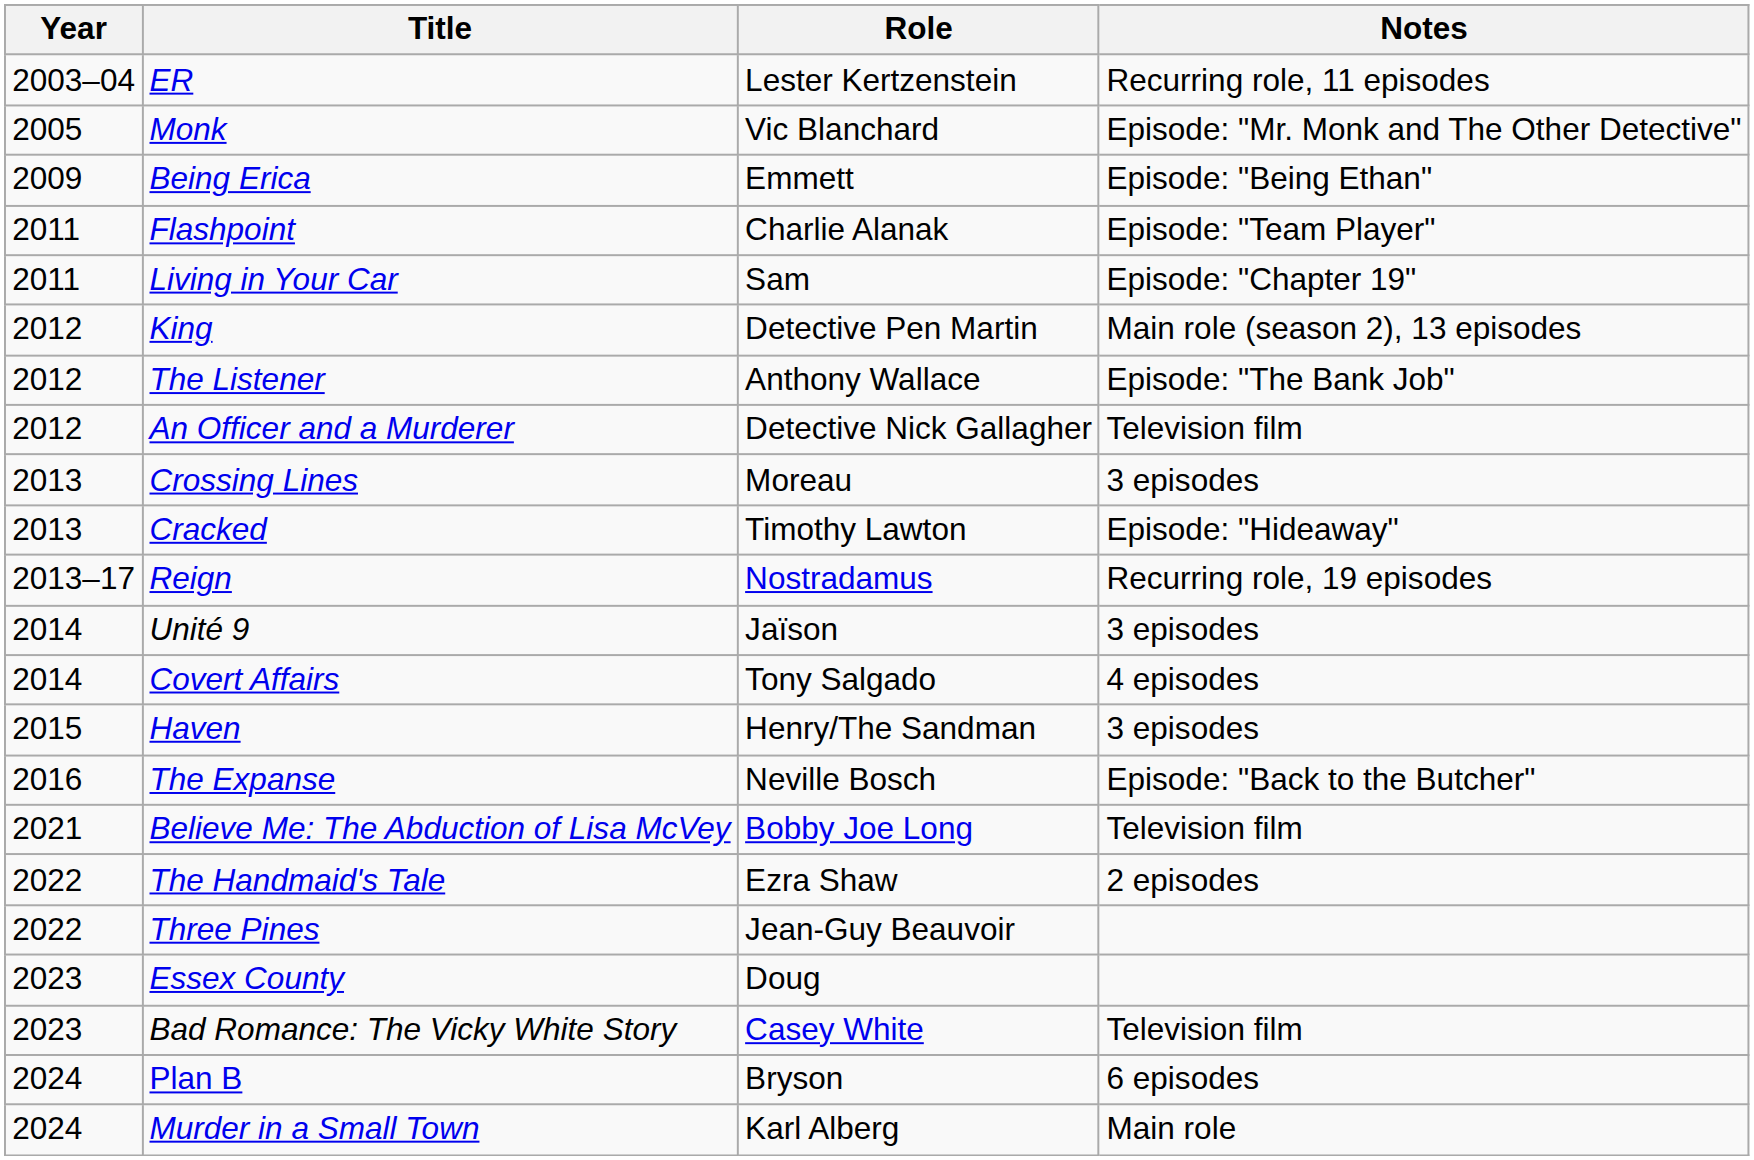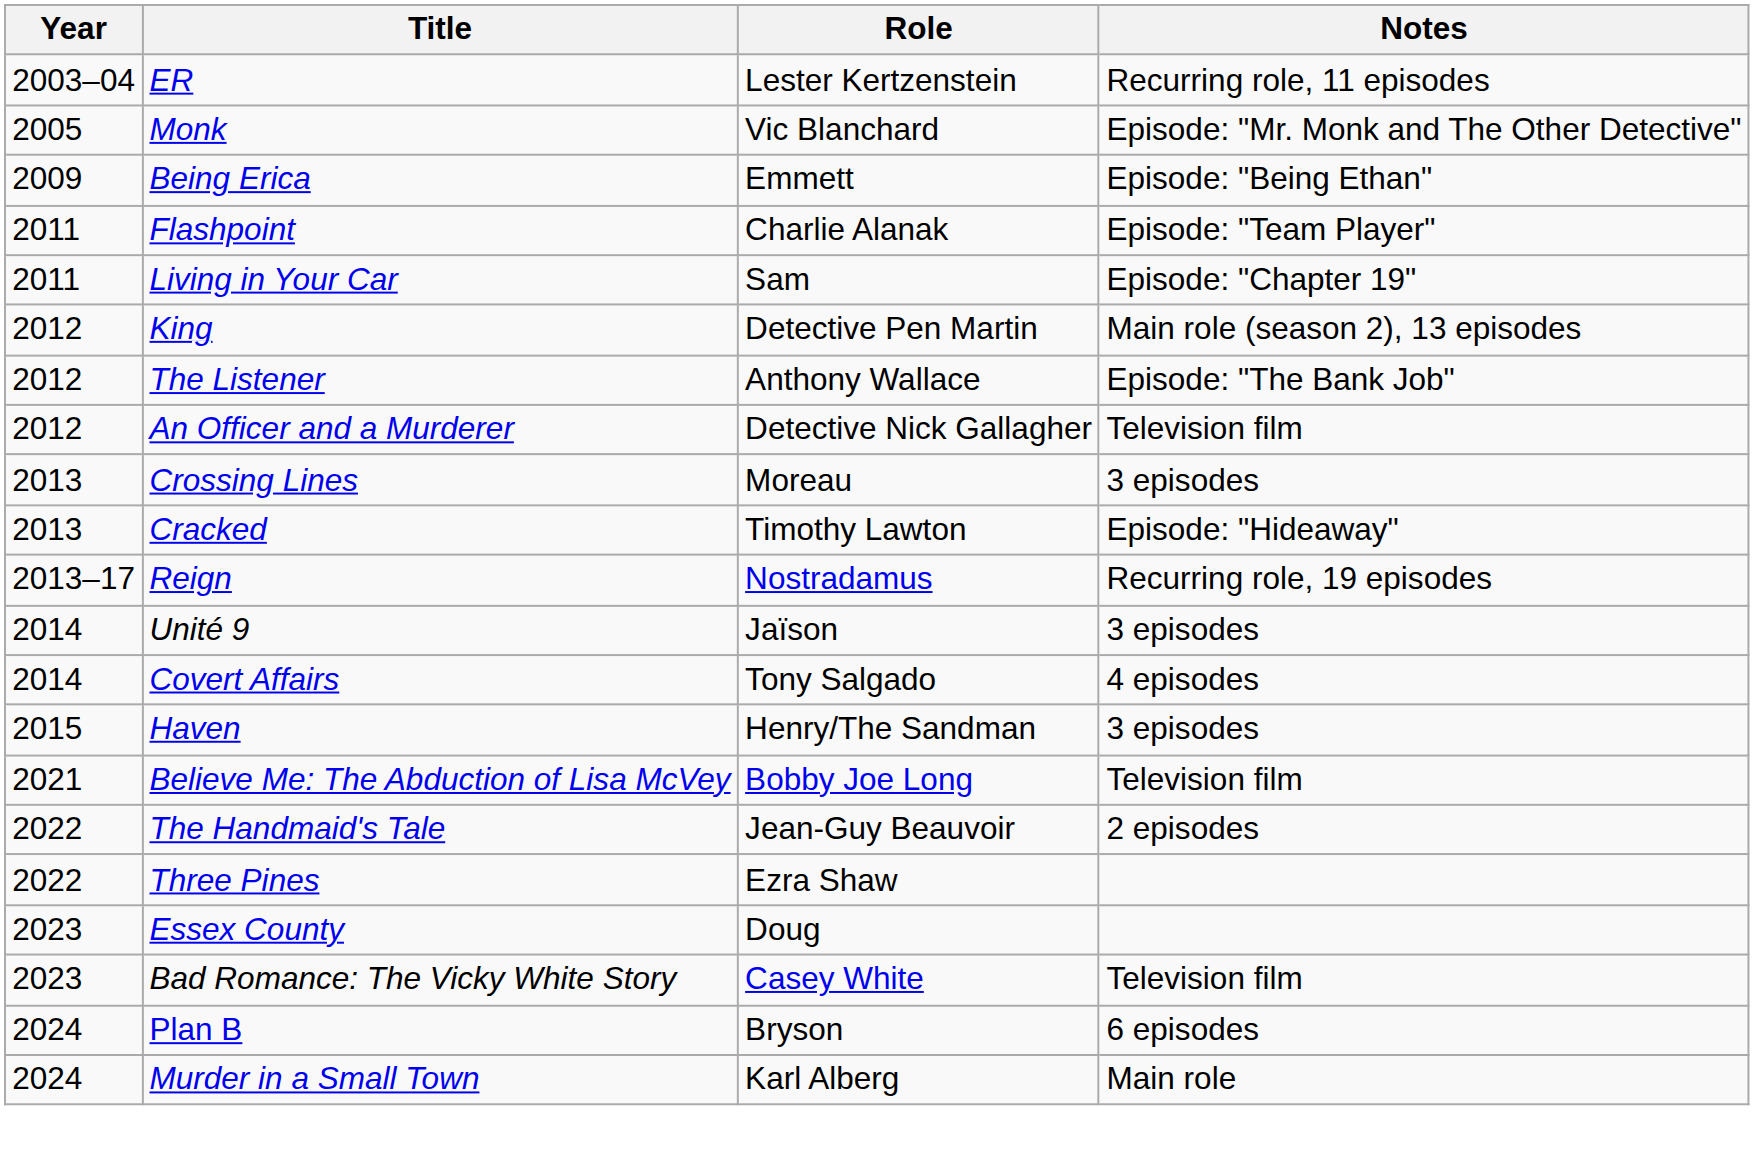- row: (242, 779)
(821, 879) Ezra Shaw -> (880, 829) Jean-Guy Beauvoir
(880, 929) Jean-Guy Beauvoir -> (821, 879) Ezra Shaw
